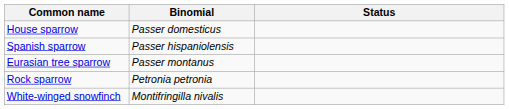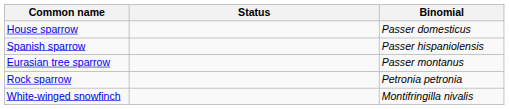columns swapped: (192, 12) <-> (379, 12)
